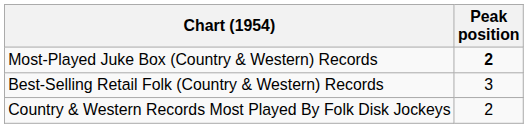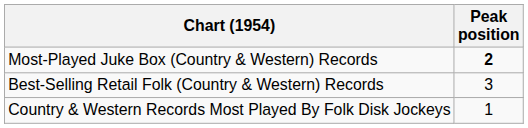(489, 110) 2 -> (489, 110) 1
